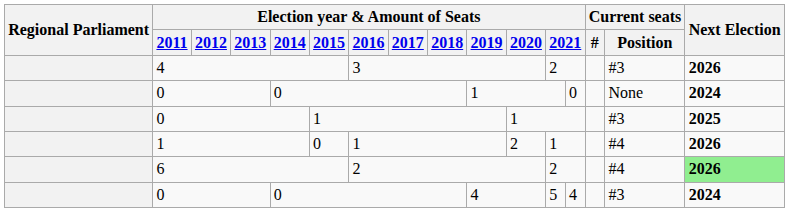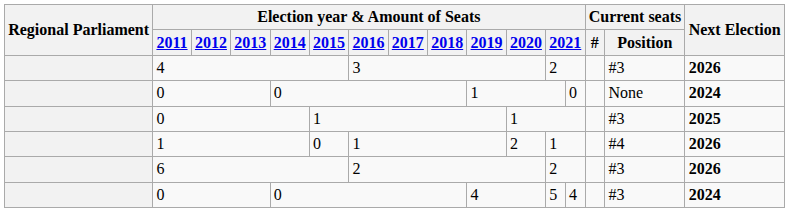(616, 169) #4 -> (616, 169) #3
(705, 169) lightgreen background -> (705, 169) no background
